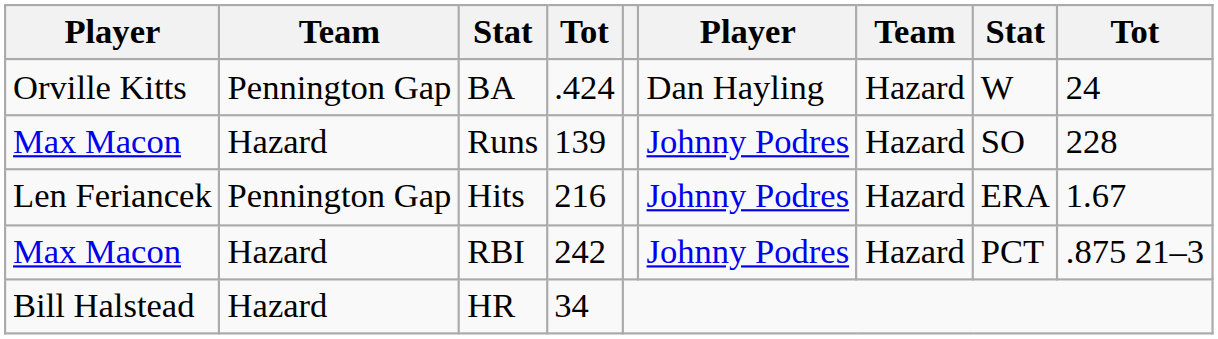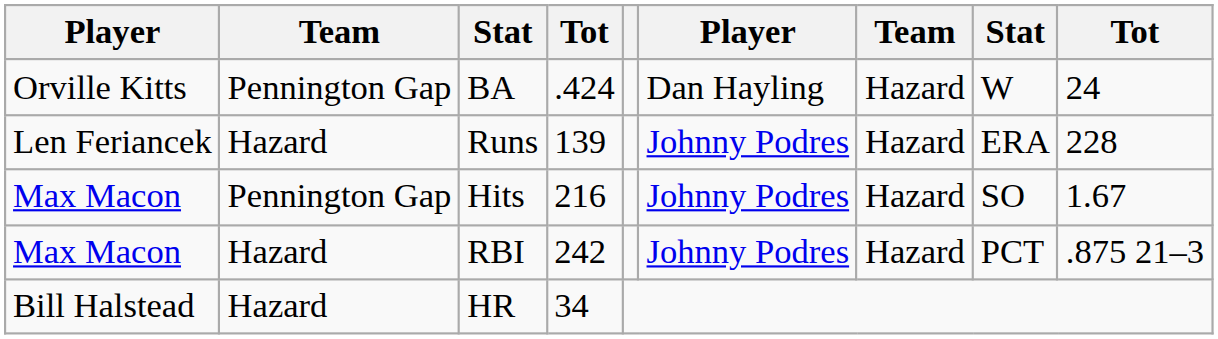(97, 141) Max Macon -> (112, 141) Len Feriancek
(1003, 141) SO -> (1015, 141) ERA
(112, 196) Len Feriancek -> (97, 196) Max Macon
(1015, 196) ERA -> (1003, 196) SO
